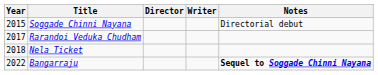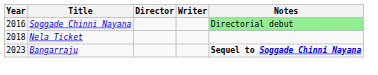(16, 24) 2015 -> (16, 24) 2016
(262, 24) no background -> (252, 24) lightgreen background
- row: (85, 37)
(16, 63) 2022 -> (16, 50) 2023
